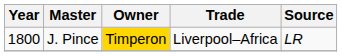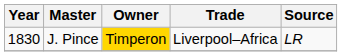(24, 39) 1800 -> (24, 39) 1830
